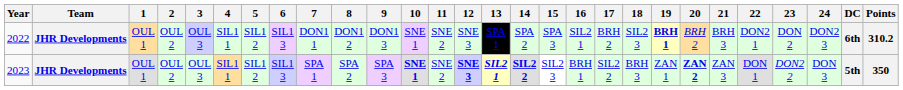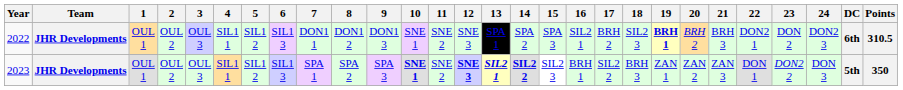(881, 38) 310.2 -> (880, 38) 310.5
(695, 69) bold -> (695, 69) normal
